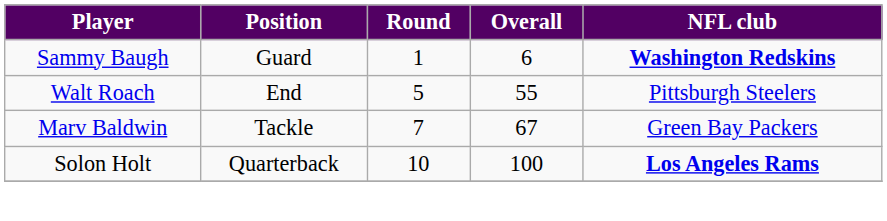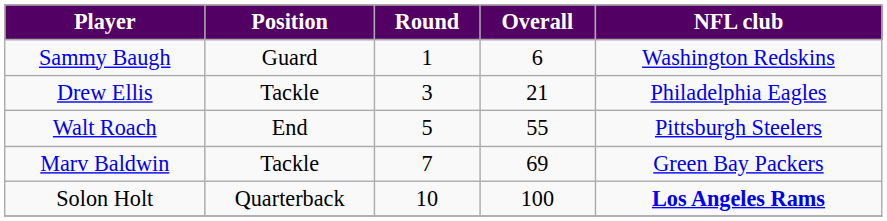(732, 57) bold -> (738, 57) normal
+ row: (105, 92)
(526, 127) 67 -> (537, 163) 69
